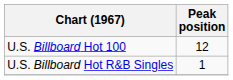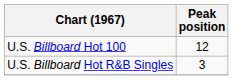(202, 65) 1 -> (202, 65) 3
